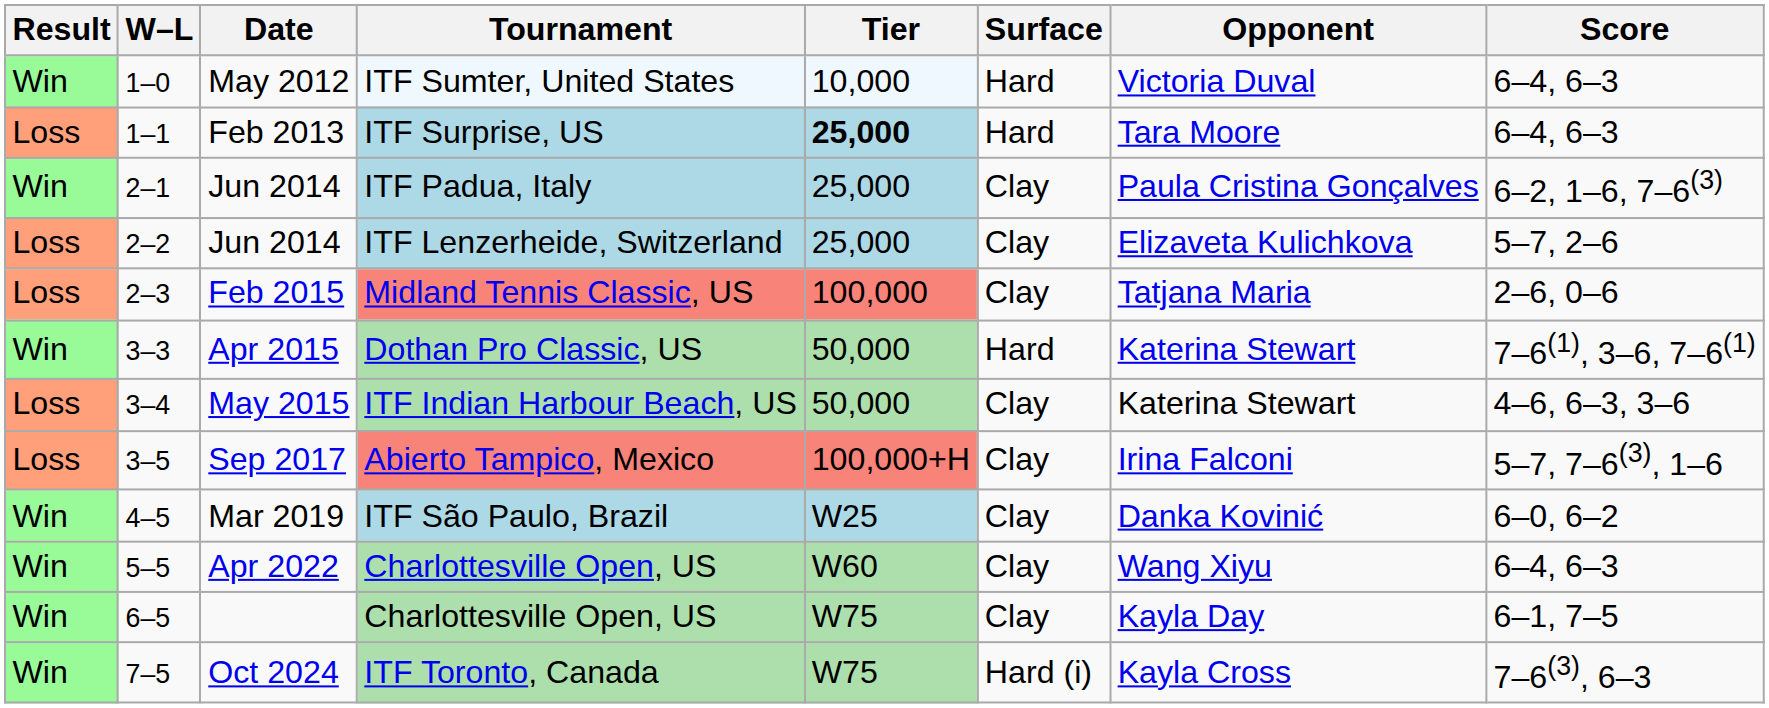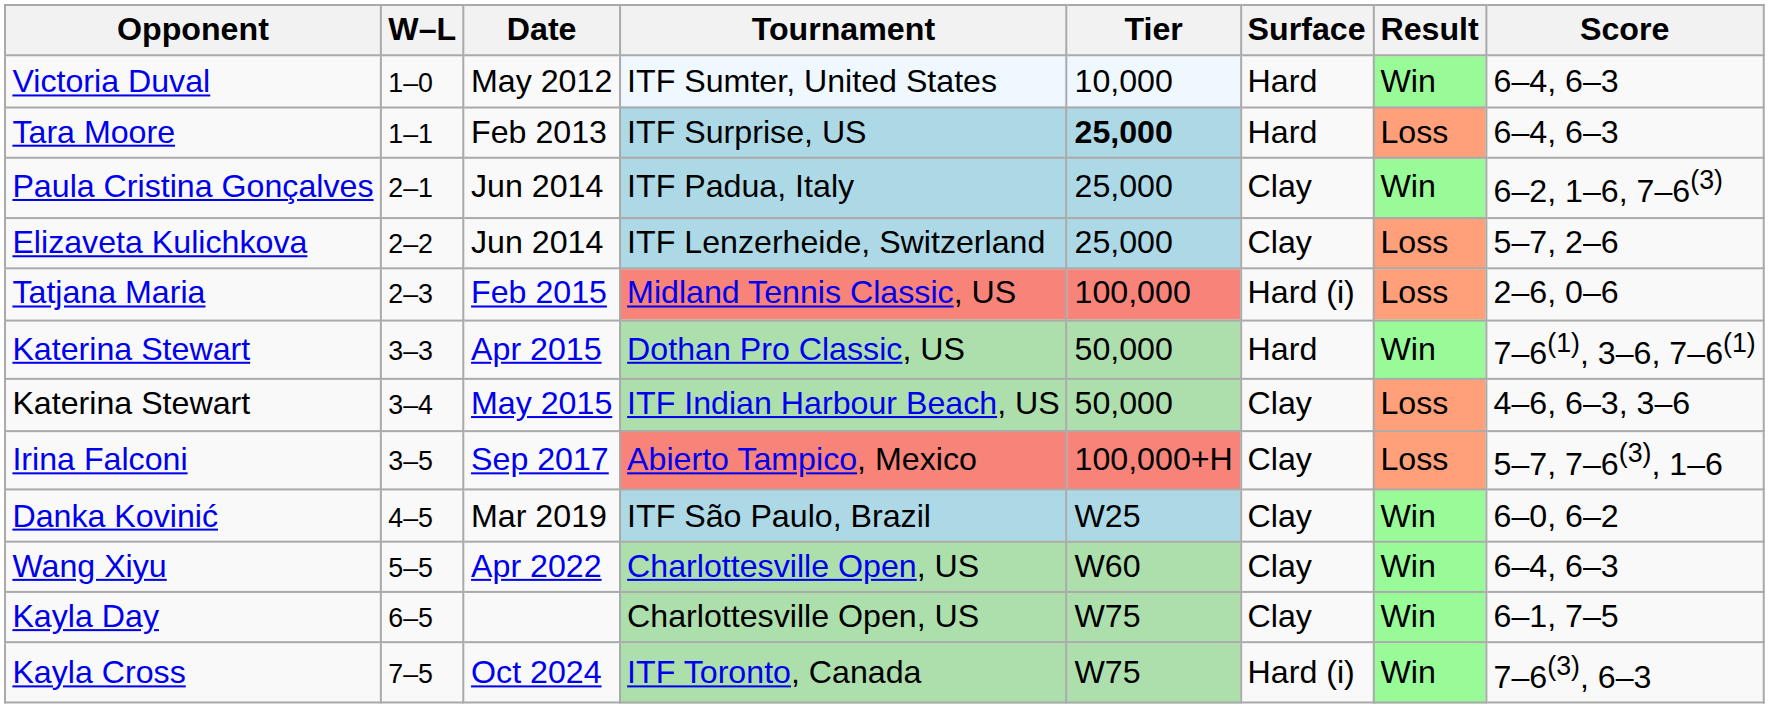columns swapped: (62, 30) <-> (1298, 30)
(1017, 293) Clay -> (1301, 293) Hard (i)
